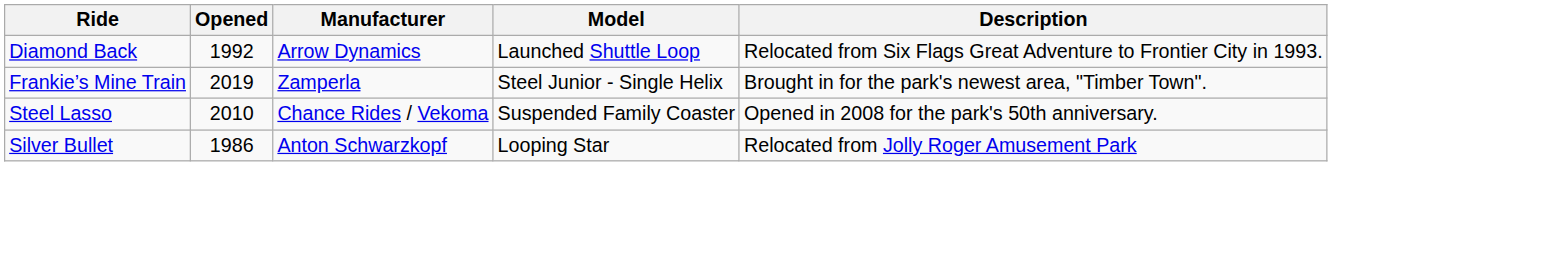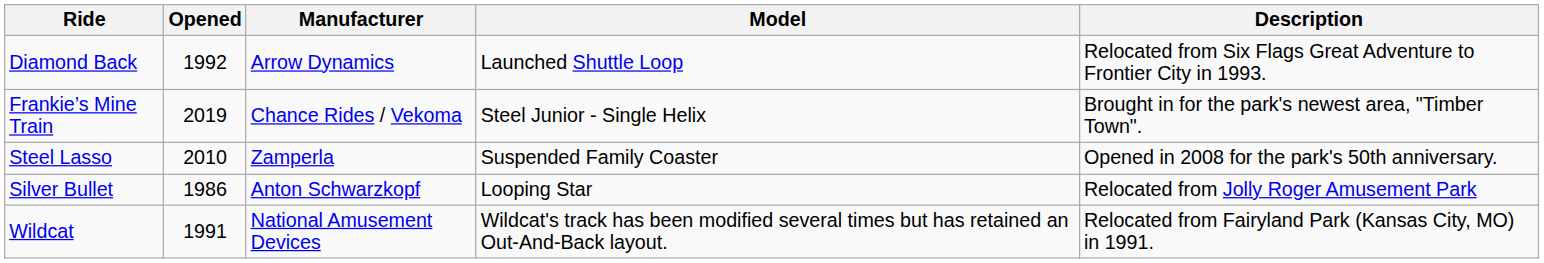(319, 82) Zamperla -> (356, 115) Chance Rides / Vekoma
(383, 113) Chance Rides / Vekoma -> (292, 158) Zamperla
+ row: (41, 231)
